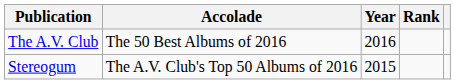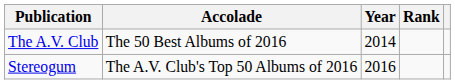(380, 41) 2016 -> (380, 41) 2014
(380, 66) 2015 -> (380, 66) 2016
